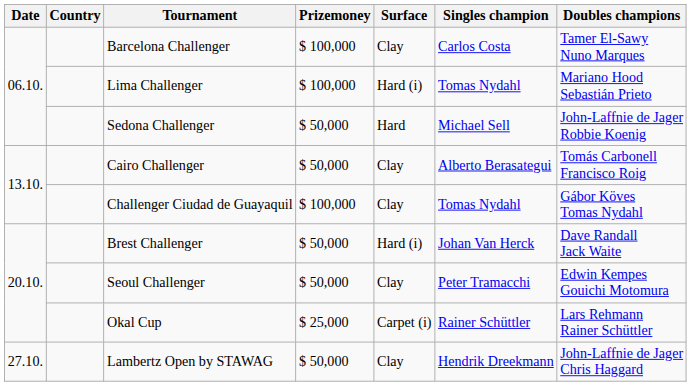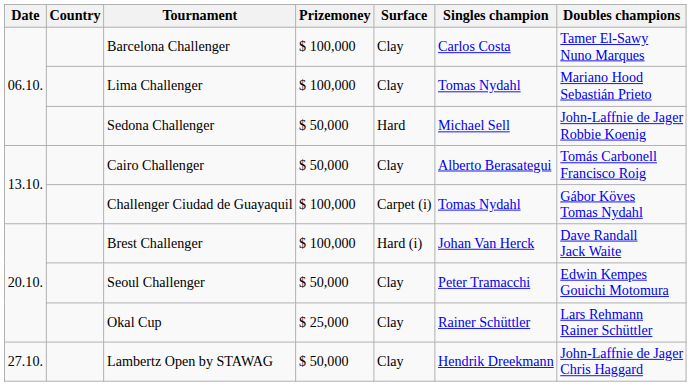(400, 85) Hard (i) -> (390, 85) Clay
(390, 203) Clay -> (404, 203) Carpet (i)
(324, 243) $ 50,000 -> (327, 243) $ 100,000
(404, 321) Carpet (i) -> (390, 321) Clay
